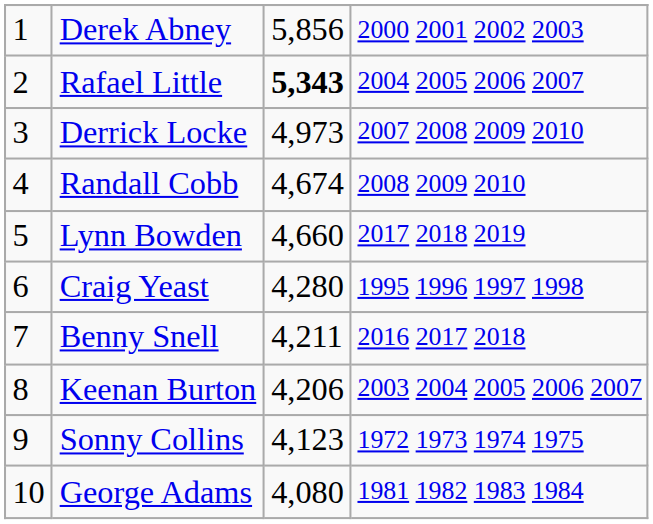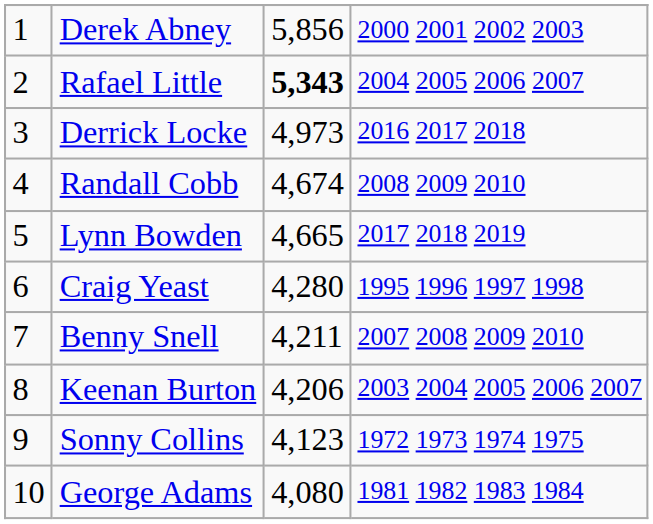(471, 132) 2007 2008 2009 2010 -> (441, 132) 2016 2017 2018
(308, 235) 4,660 -> (308, 235) 4,665
(441, 337) 2016 2017 2018 -> (471, 337) 2007 2008 2009 2010
